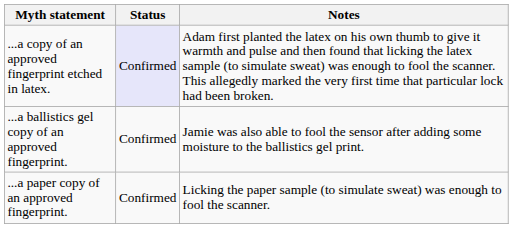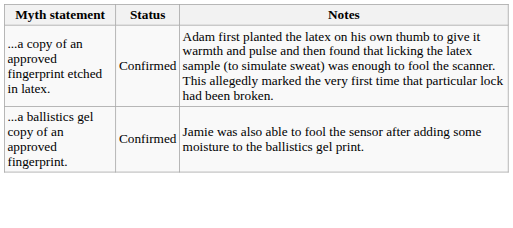(148, 65) lavender background -> (148, 65) no background
- row: (54, 197)
